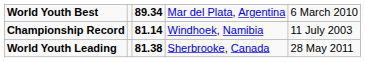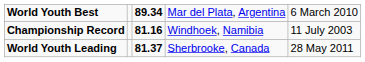(149, 30) 81.14 -> (149, 30) 81.16
(149, 48) 81.38 -> (149, 48) 81.37
